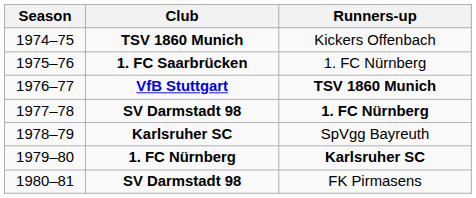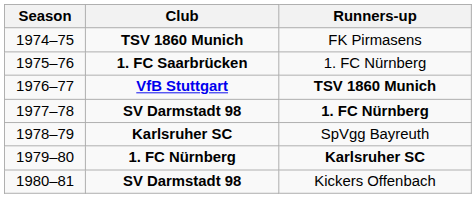(375, 39) Kickers Offenbach -> (375, 39) FK Pirmasens
(375, 181) FK Pirmasens -> (375, 181) Kickers Offenbach
